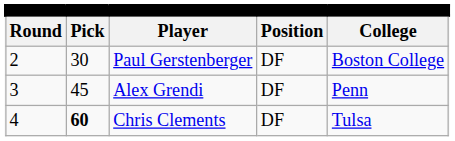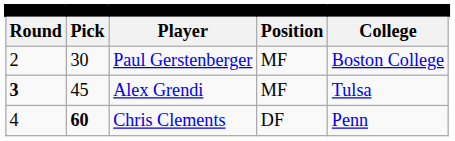(272, 60) DF -> (274, 60) MF
(14, 90) normal -> (14, 90) bold
(272, 90) DF -> (274, 90) MF
(350, 90) Penn -> (352, 90) Tulsa
(352, 120) Tulsa -> (350, 120) Penn
